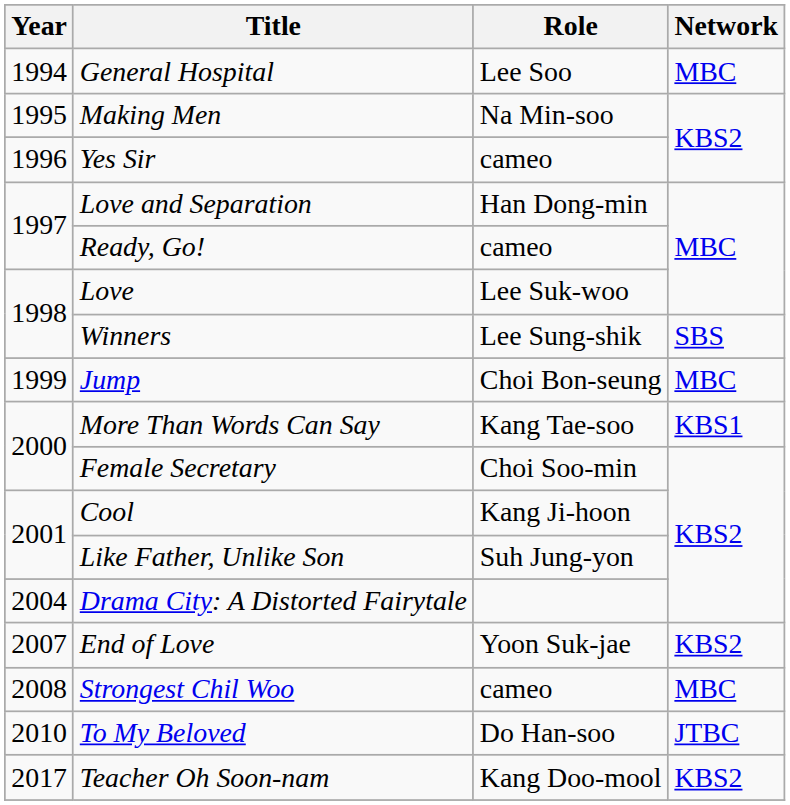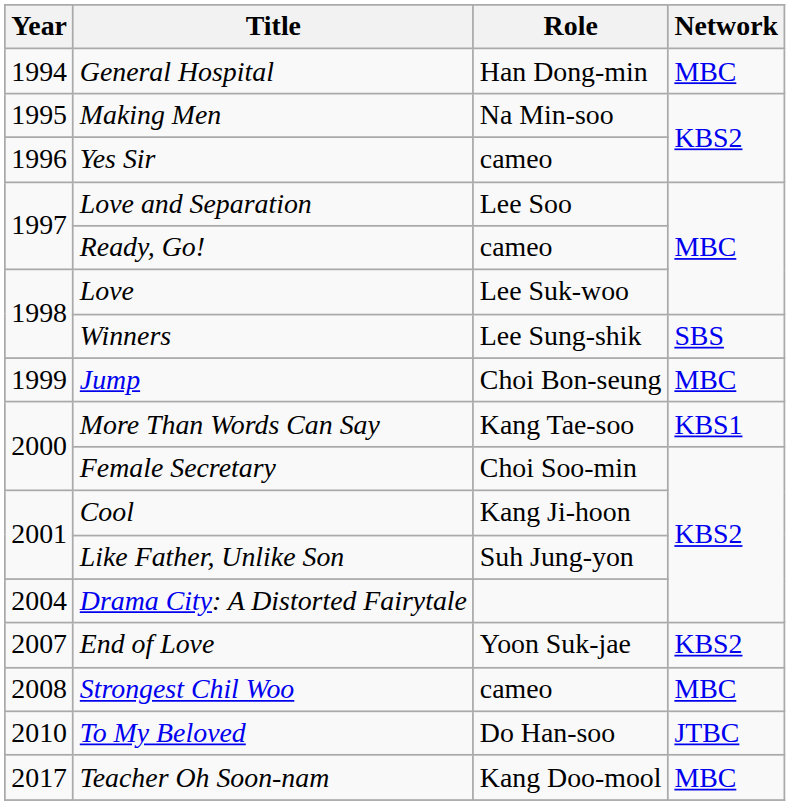(526, 70) Lee Soo -> (564, 70) Han Dong-min
(564, 203) Han Dong-min -> (526, 203) Lee Soo
(708, 777) KBS2 -> (705, 777) MBC
